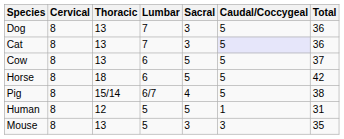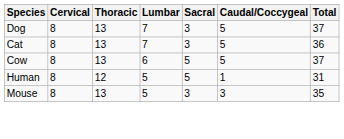(318, 28) 36 -> (318, 28) 37
(223, 45) lavender background -> (223, 45) no background
- row: (20, 77)
- row: (14, 93)
